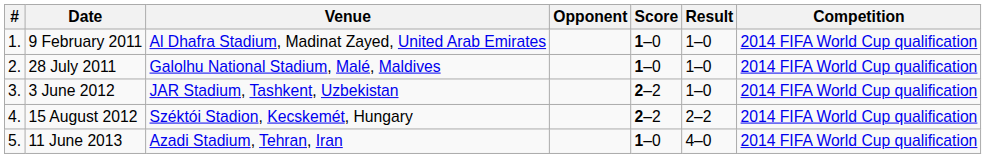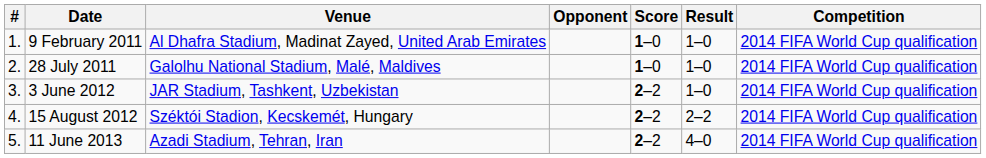(648, 141) 1–0 -> (648, 141) 2–2
